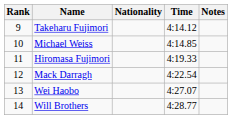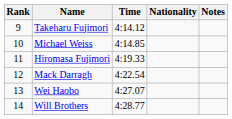columns swapped: (138, 12) <-> (182, 12)
